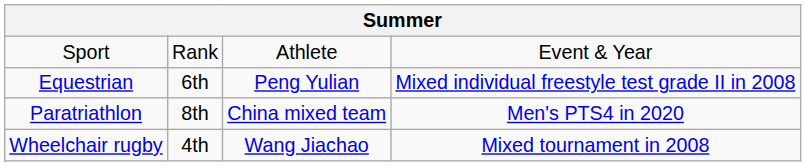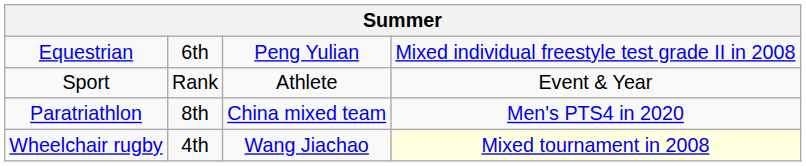rows swapped: (86, 52) <-> (86, 83)
(595, 145) no background -> (595, 145) lightyellow background
